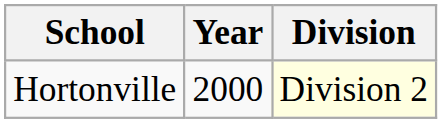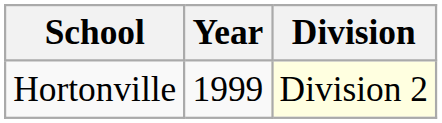(228, 88) 2000 -> (228, 88) 1999
